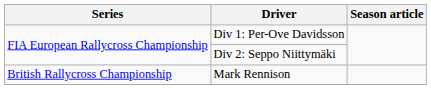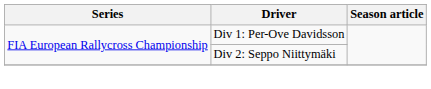- row: (252, 74)
